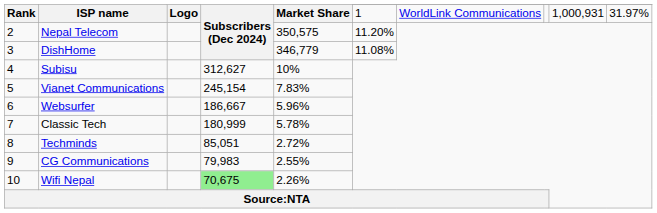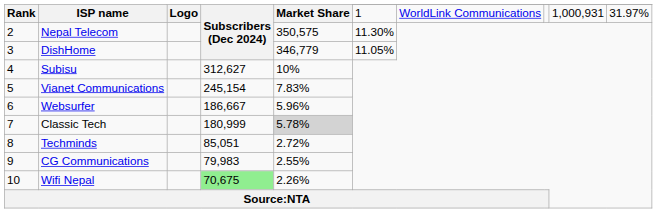(374, 32) 11.20% -> (374, 32) 11.30%
(374, 50) 11.08% -> (374, 50) 11.05%
(293, 124) no background -> (293, 124) lightgrey background
